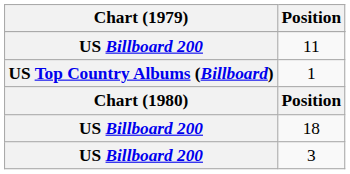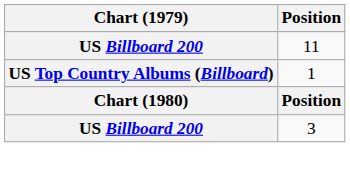- row: (311, 127)
